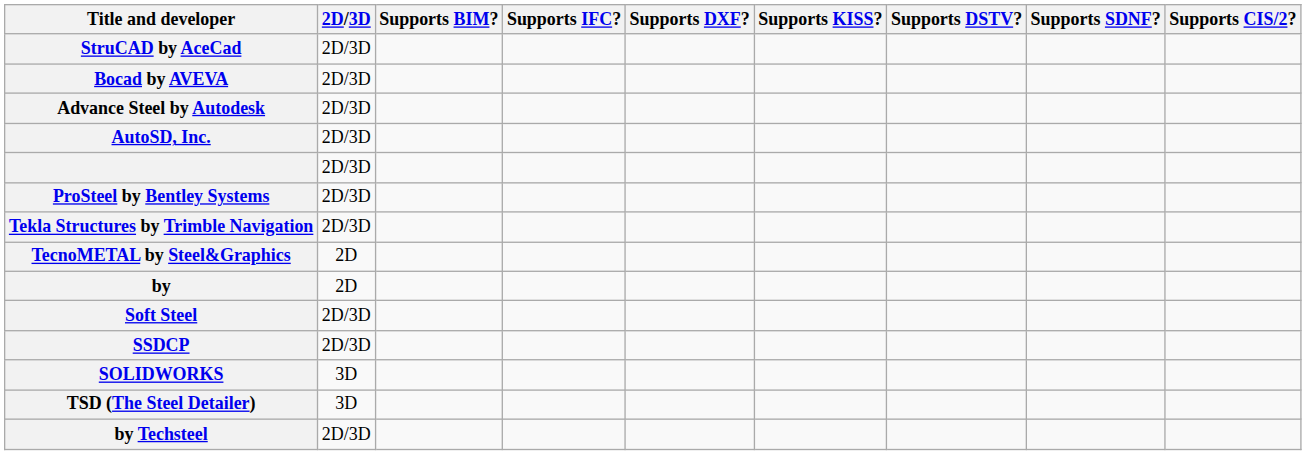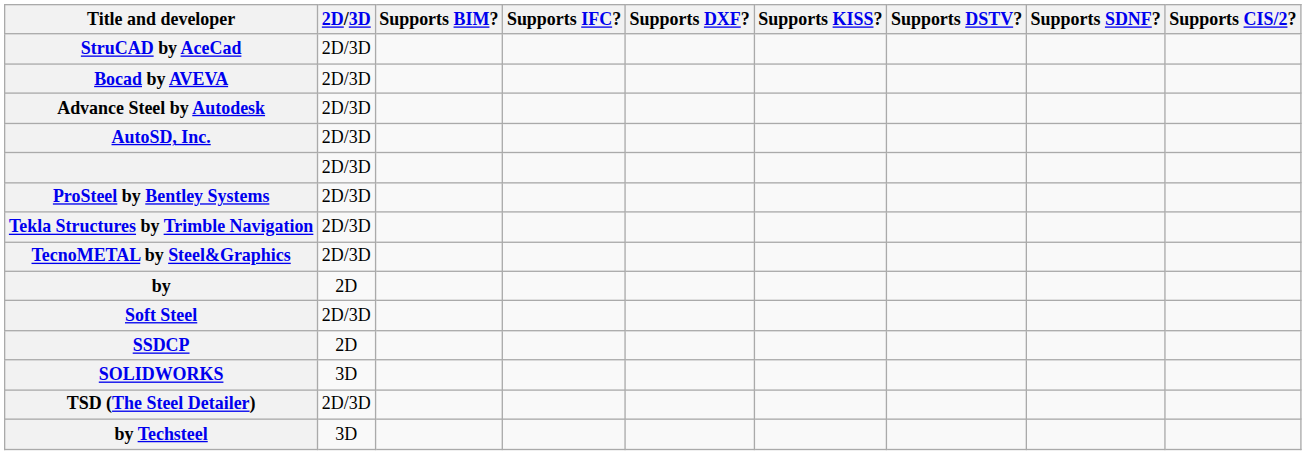(346, 255) 2D -> (346, 255) 2D/3D
(346, 344) 2D/3D -> (346, 344) 2D
(346, 403) 3D -> (346, 403) 2D/3D
(346, 433) 2D/3D -> (346, 433) 3D
